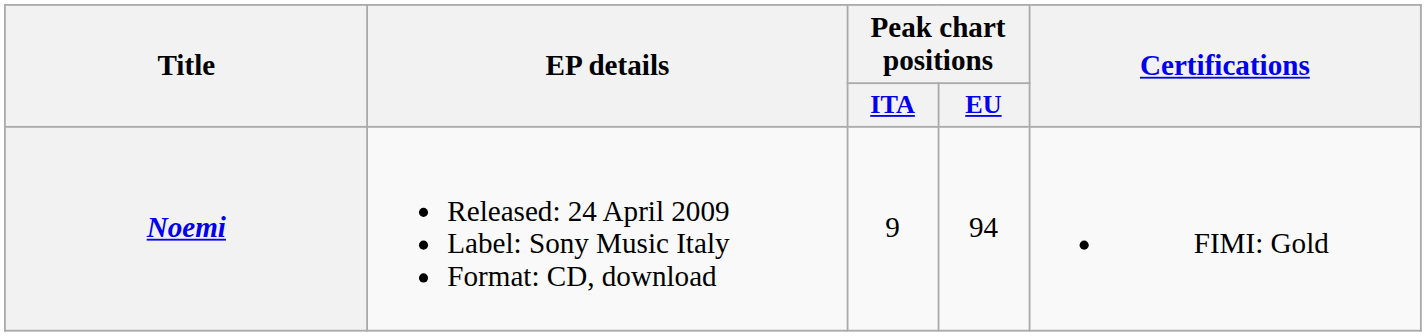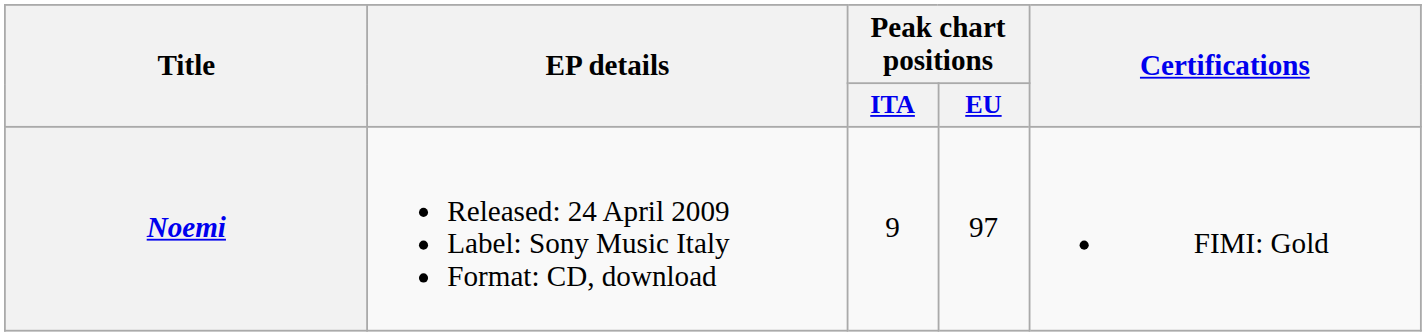(983, 228) 94 -> (983, 228) 97
